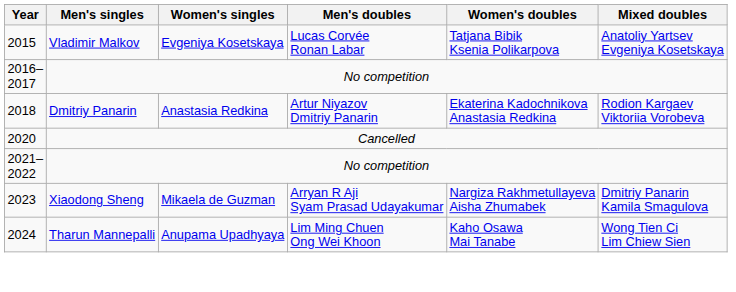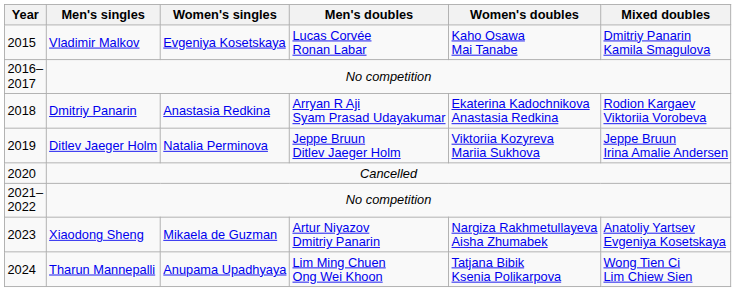(504, 42) Tatjana Bibik Ksenia Polikarpova -> (488, 42) Kaho Osawa Mai Tanabe
(663, 42) Anatoliy Yartsev Evgeniya Kosetskaya -> (657, 42) Dmitriy Panarin Kamila Smagulova
(334, 111) Artur Niyazov Dmitriy Panarin -> (369, 111) Arryan R Aji Syam Prasad Udayakumar
+ row: (22, 146)
(367, 201) Arryan R Aji Syam Prasad Udayakumar -> (336, 235) Artur Niyazov Dmitriy Panarin
(655, 201) Dmitriy Panarin Kamila Smagulova -> (665, 235) Anatoliy Yartsev Evgeniya Kosetskaya
(486, 235) Kaho Osawa Mai Tanabe -> (506, 269) Tatjana Bibik Ksenia Polikarpova
